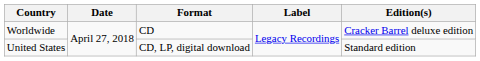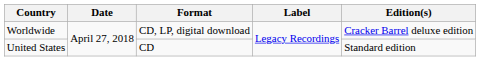(147, 30) CD -> (194, 30) CD, LP, digital download
(194, 47) CD, LP, digital download -> (147, 47) CD
